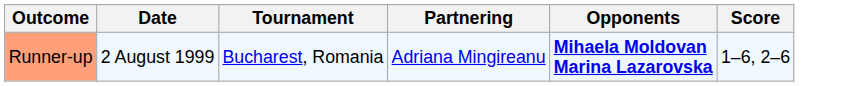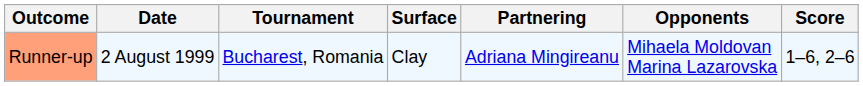+ column: (424, 18)
(633, 56) bold -> (702, 56) normal
